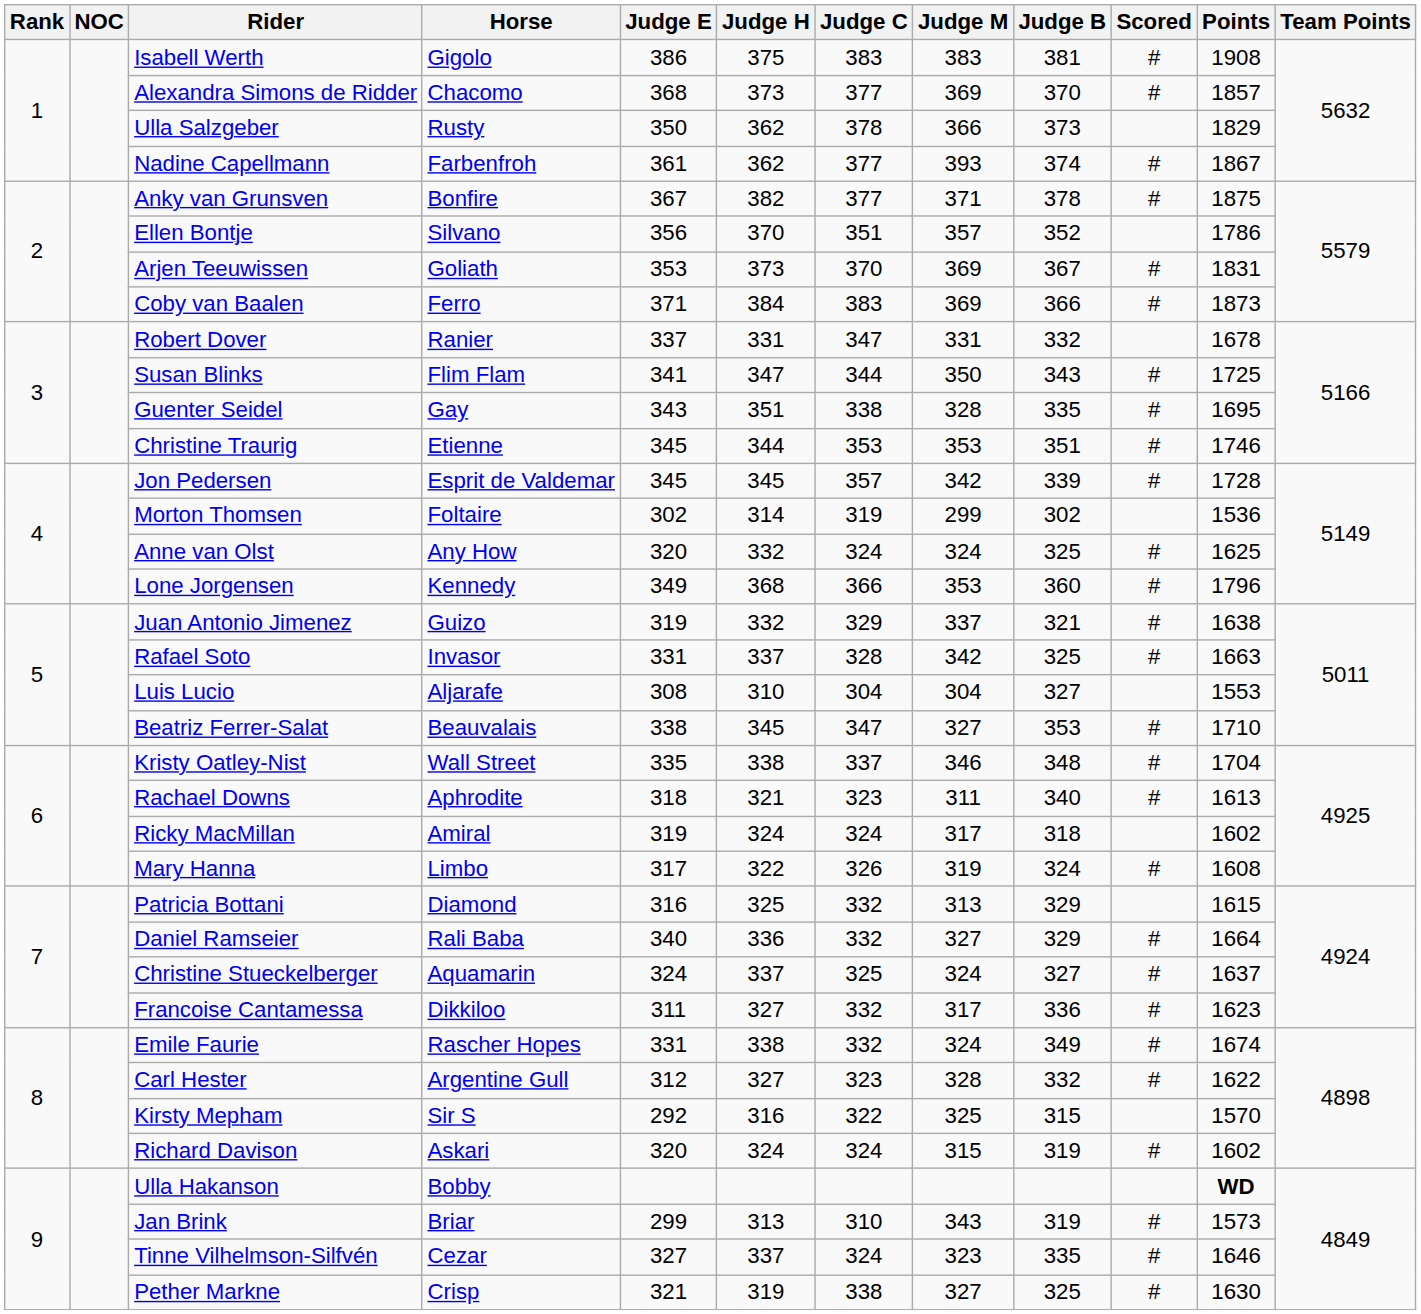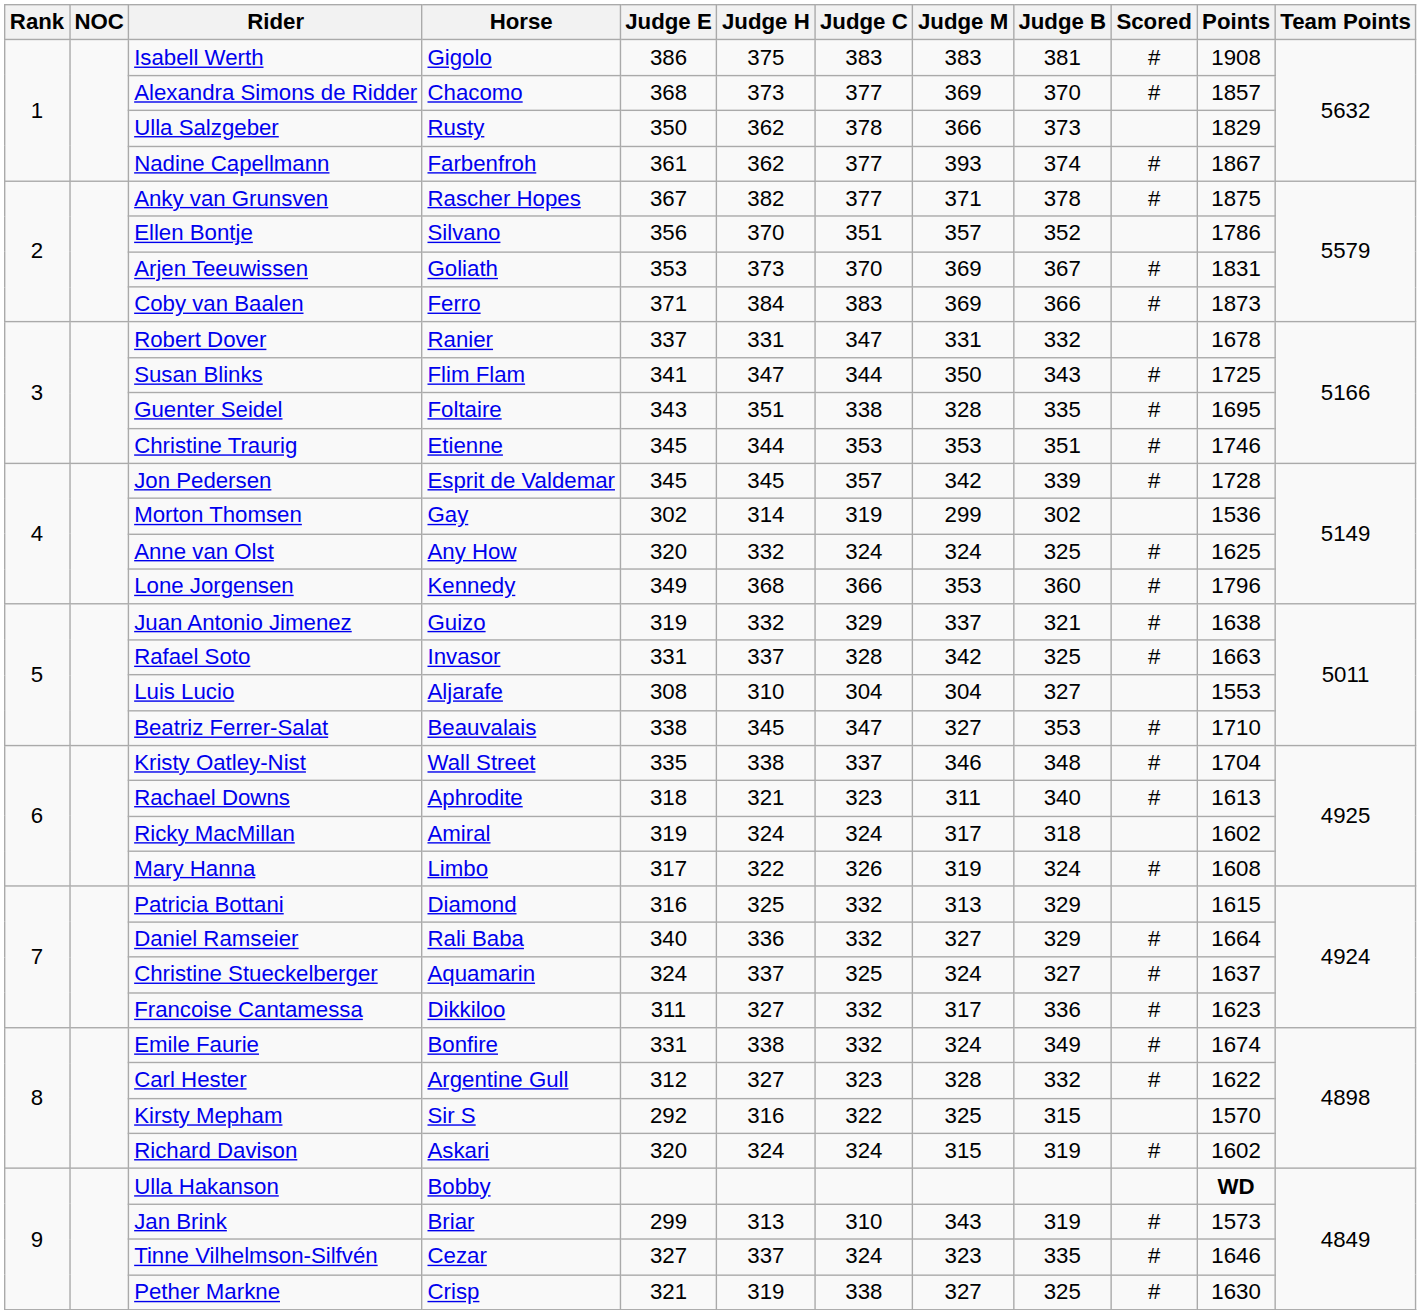(463, 198) Bonfire -> (504, 198) Rascher Hopes
(448, 410) Gay -> (465, 410) Foltaire
(465, 515) Foltaire -> (448, 515) Gay
(504, 1045) Rascher Hopes -> (463, 1045) Bonfire
